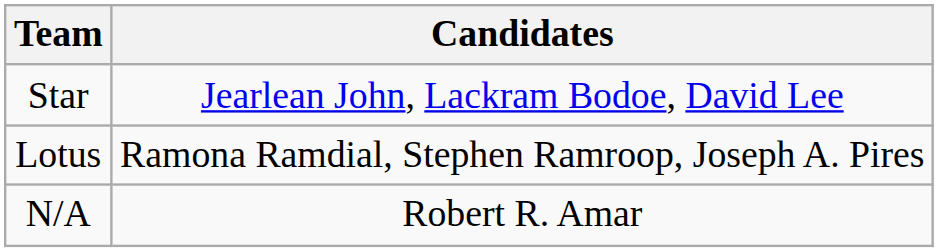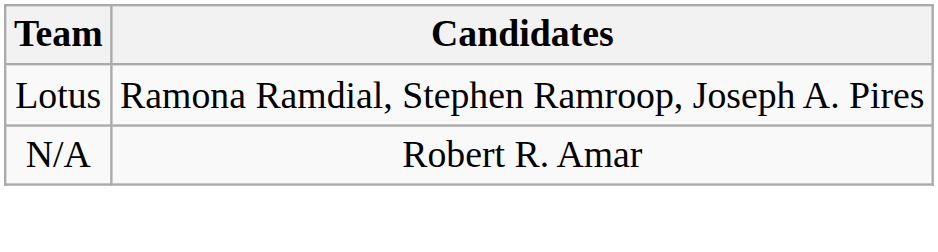- row: (58, 94)
